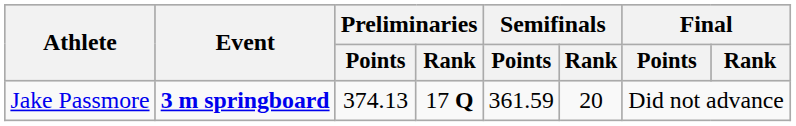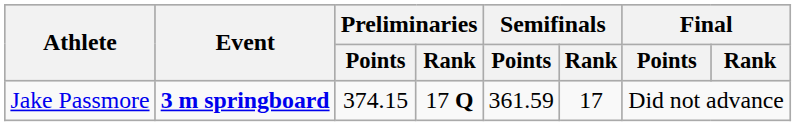(376, 100) 374.13 -> (376, 100) 374.15
(591, 100) 20 -> (591, 100) 17
